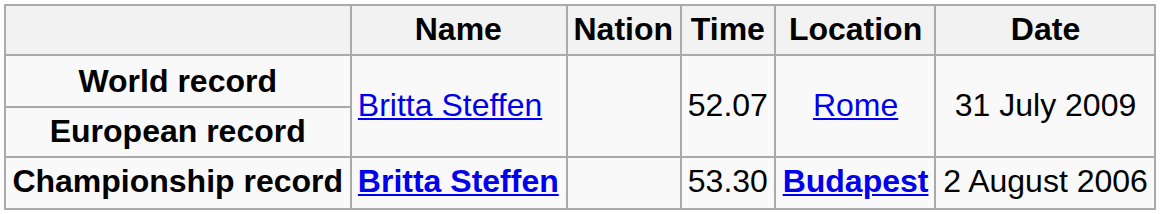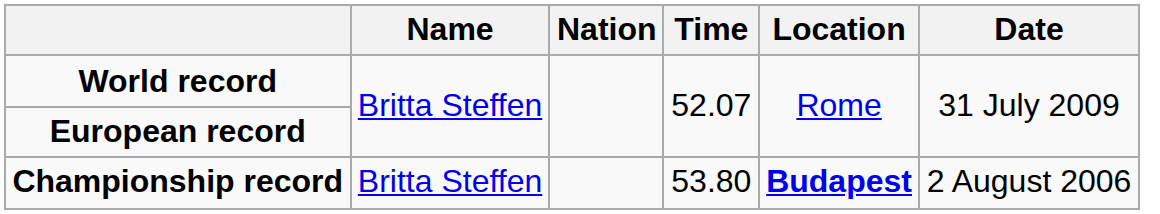(458, 182) bold -> (450, 182) normal
(728, 182) 53.30 -> (711, 182) 53.80
